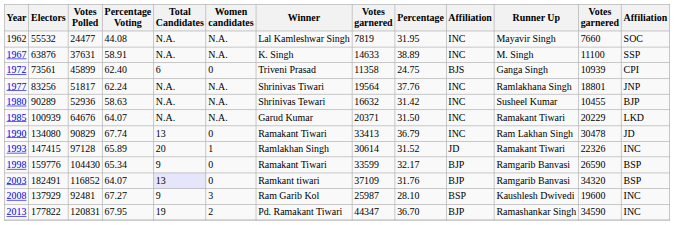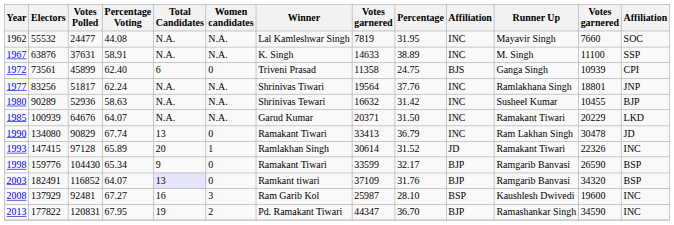(158, 196) 9 -> (161, 196) 16
